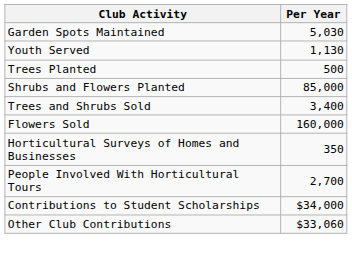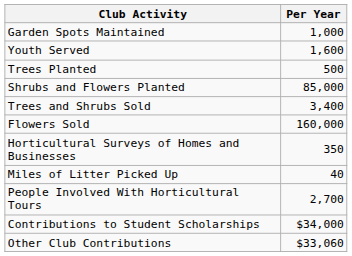(327, 32) 5,030 -> (327, 32) 1,000
(327, 51) 1,130 -> (327, 51) 1,600
+ row: (93, 174)
